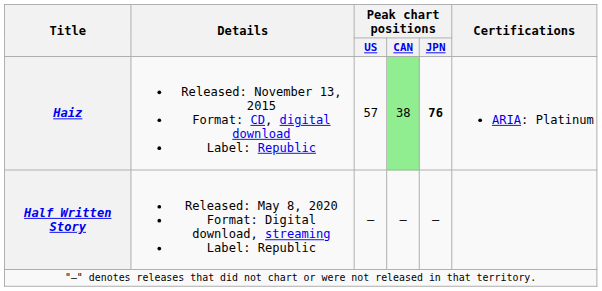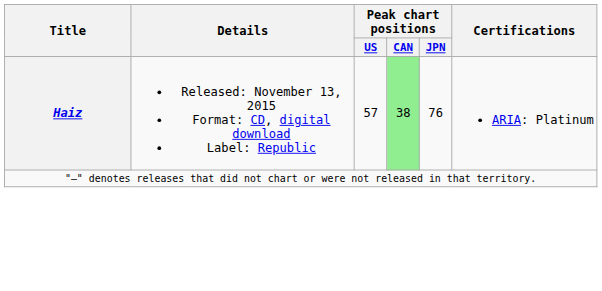(436, 113) bold -> (436, 113) normal
- row: (68, 220)
